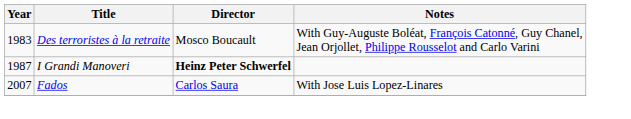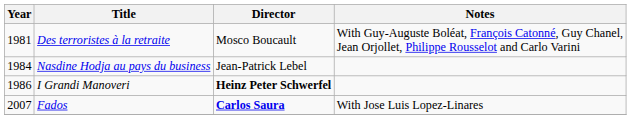(19, 40) 1983 -> (19, 40) 1981
+ row: (124, 66)
(19, 66) 1987 -> (19, 85) 1986
(207, 85) normal -> (250, 104) bold
